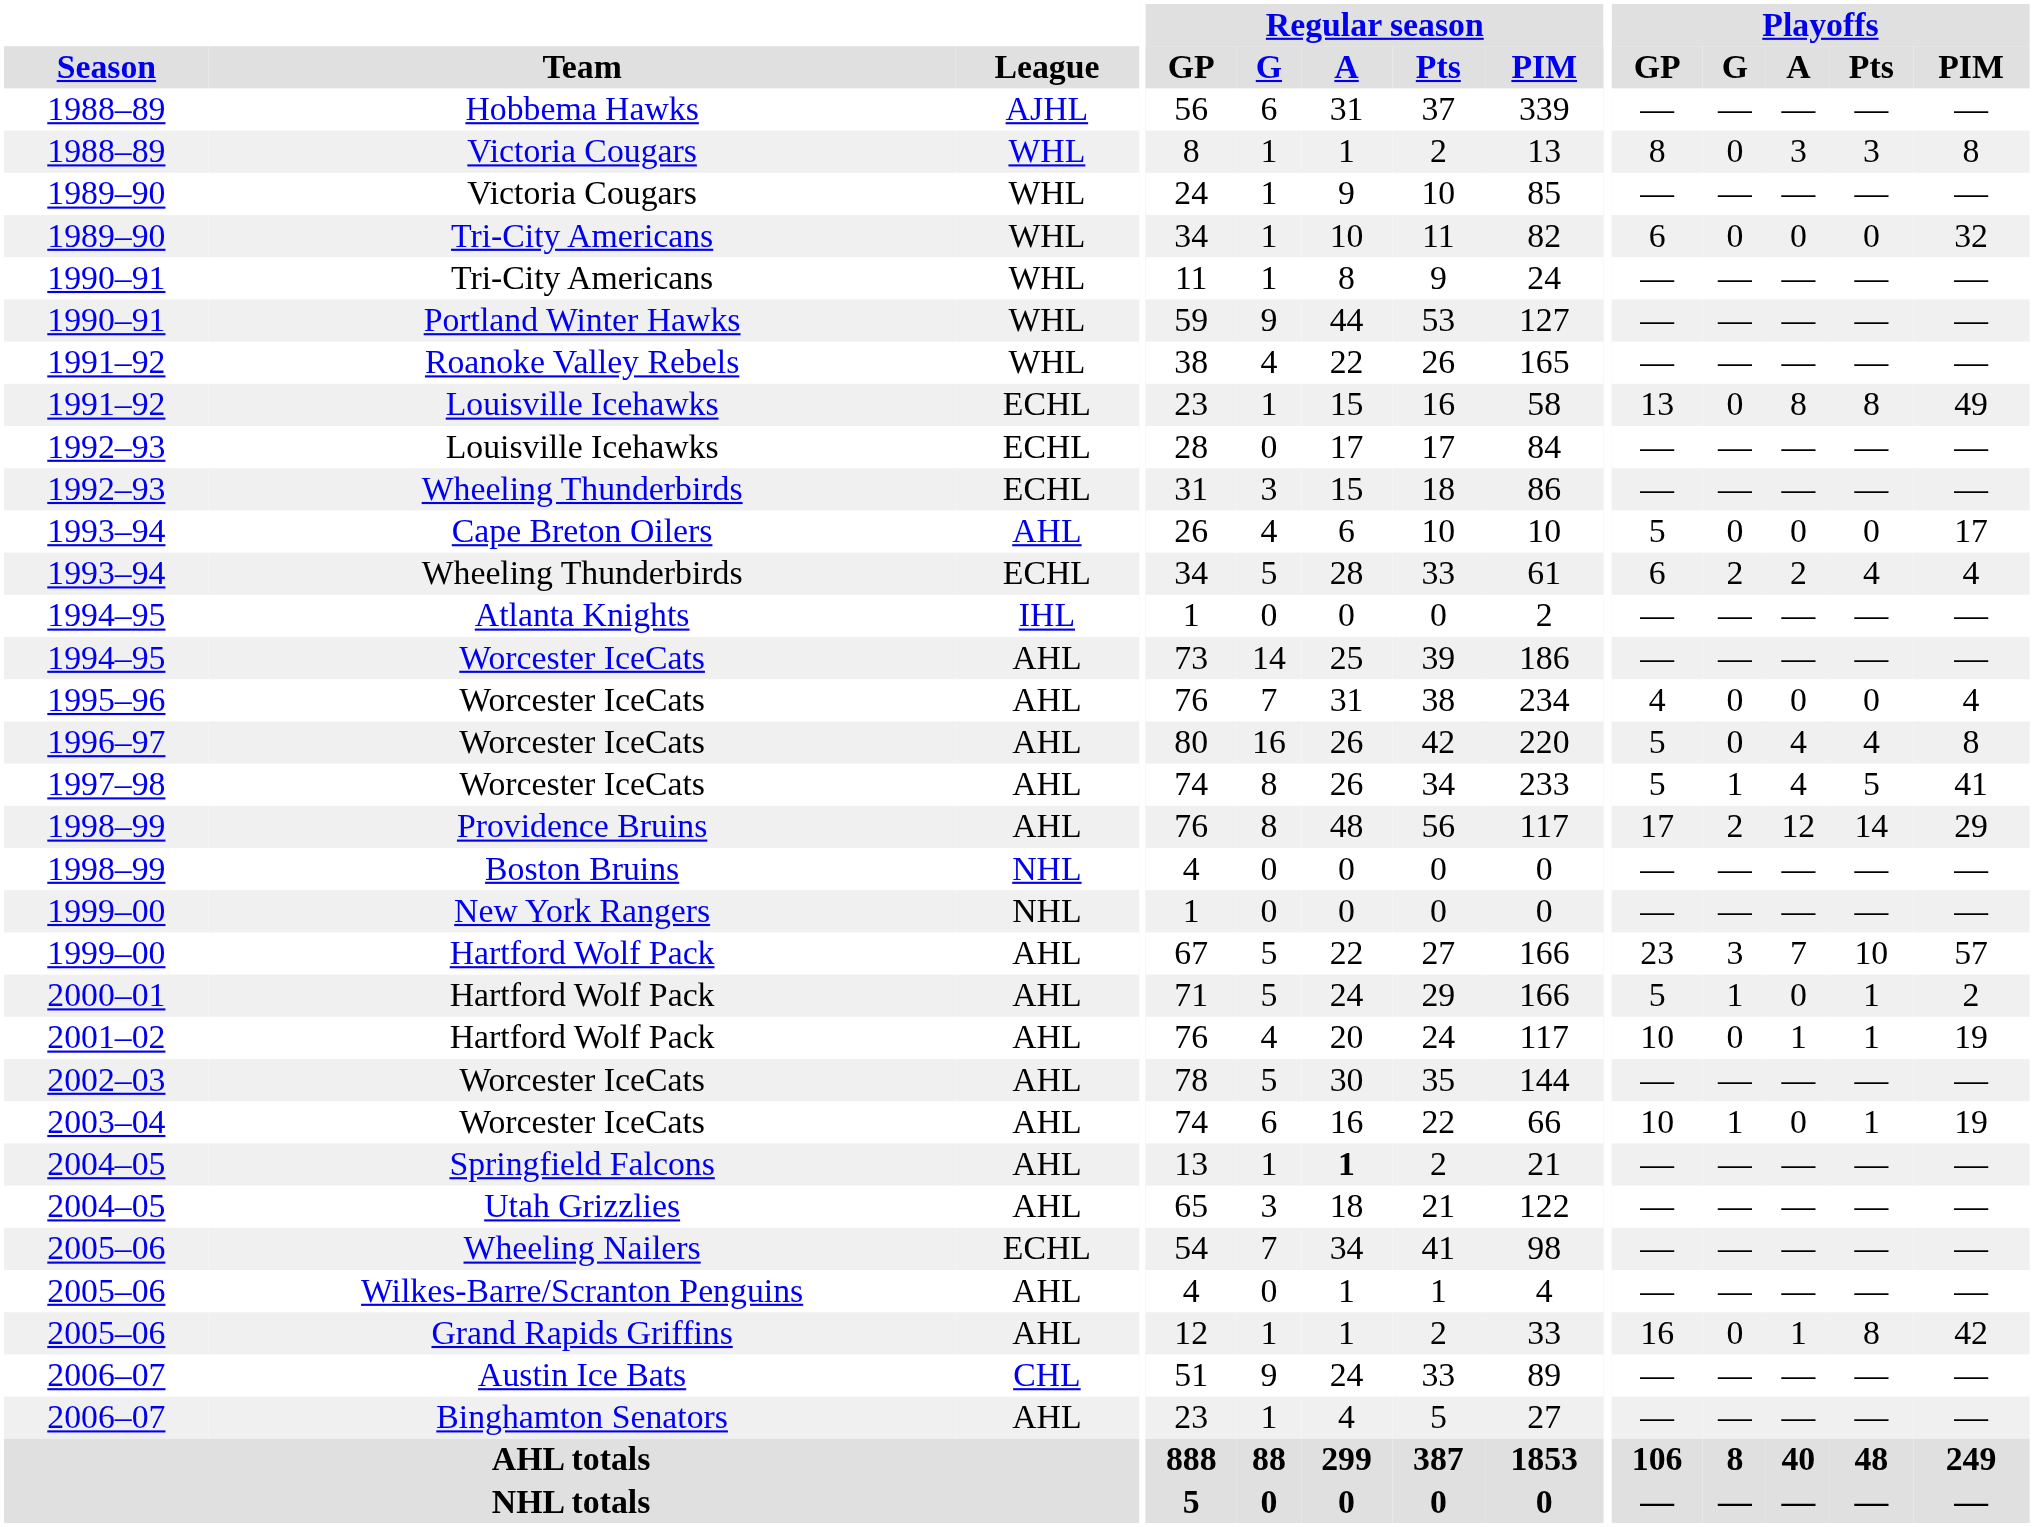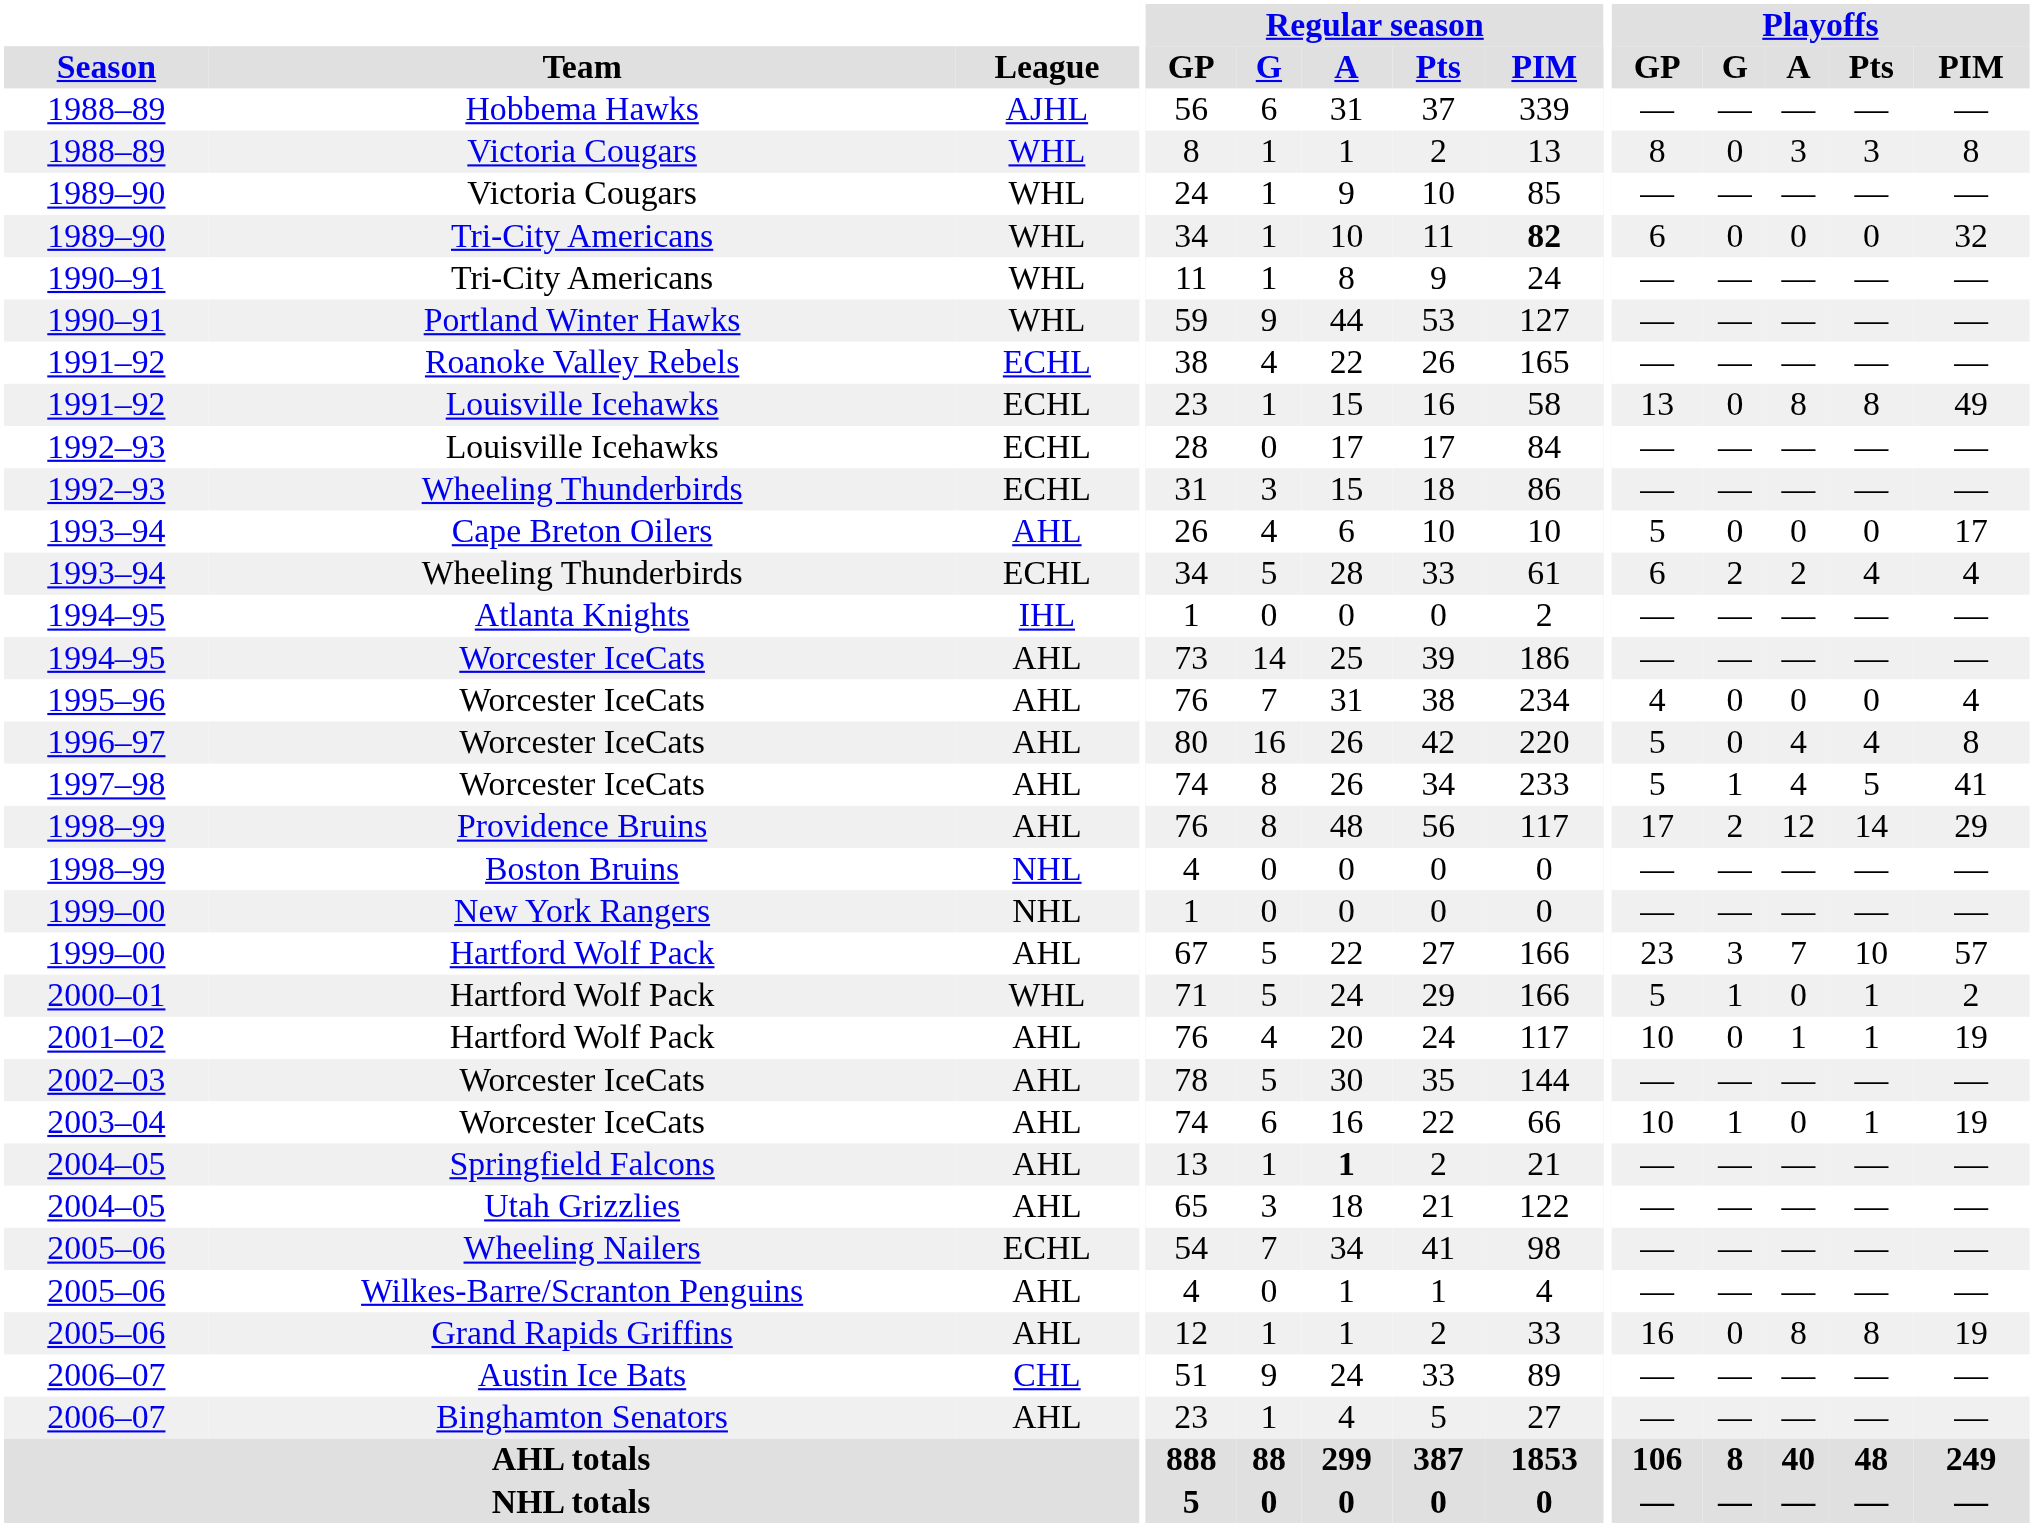(1544, 235) normal -> (1544, 235) bold
(1047, 362) WHL -> (1047, 362) ECHL
(1047, 995) AHL -> (1047, 995) WHL
(1798, 1332) 1 -> (1798, 1332) 8
(1971, 1332) 42 -> (1971, 1332) 19
